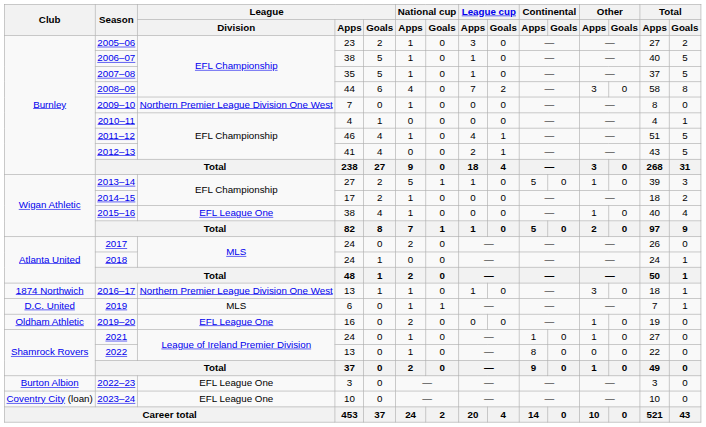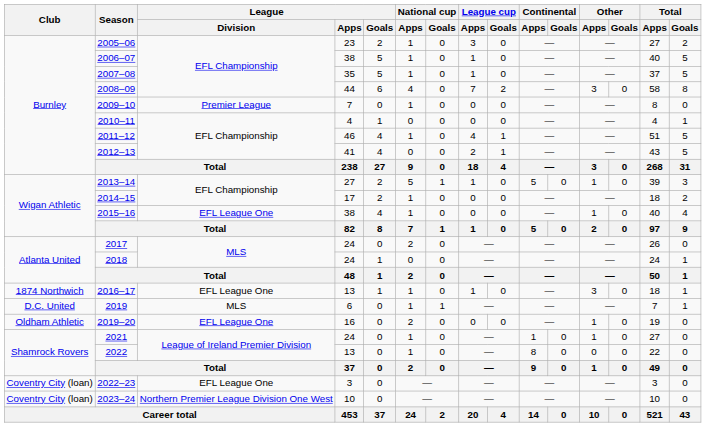(236, 105) Northern Premier League Division One West -> (236, 105) Premier League
(236, 290) Northern Premier League Division One West -> (236, 290) EFL League One
(50, 383) Burton Albion -> (50, 383) Coventry City (loan)
(236, 399) EFL League One -> (236, 399) Northern Premier League Division One West
